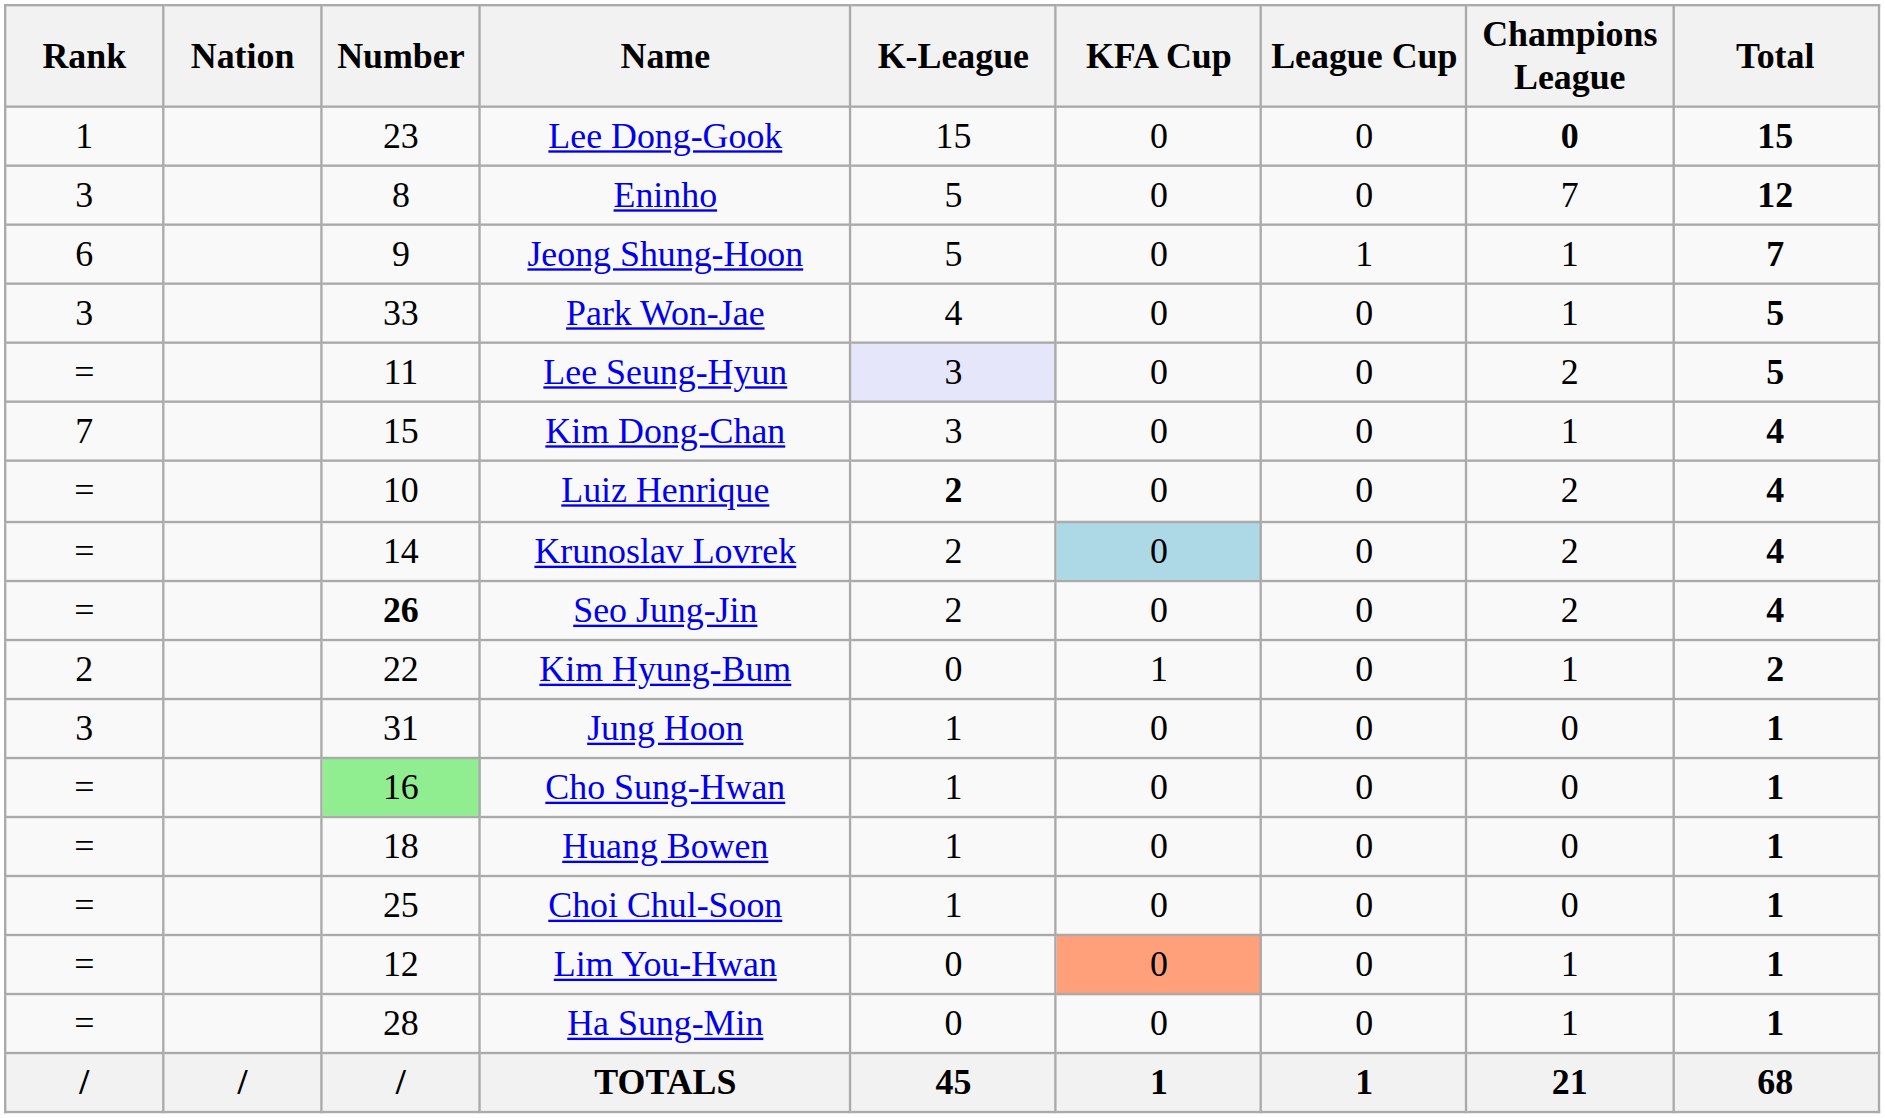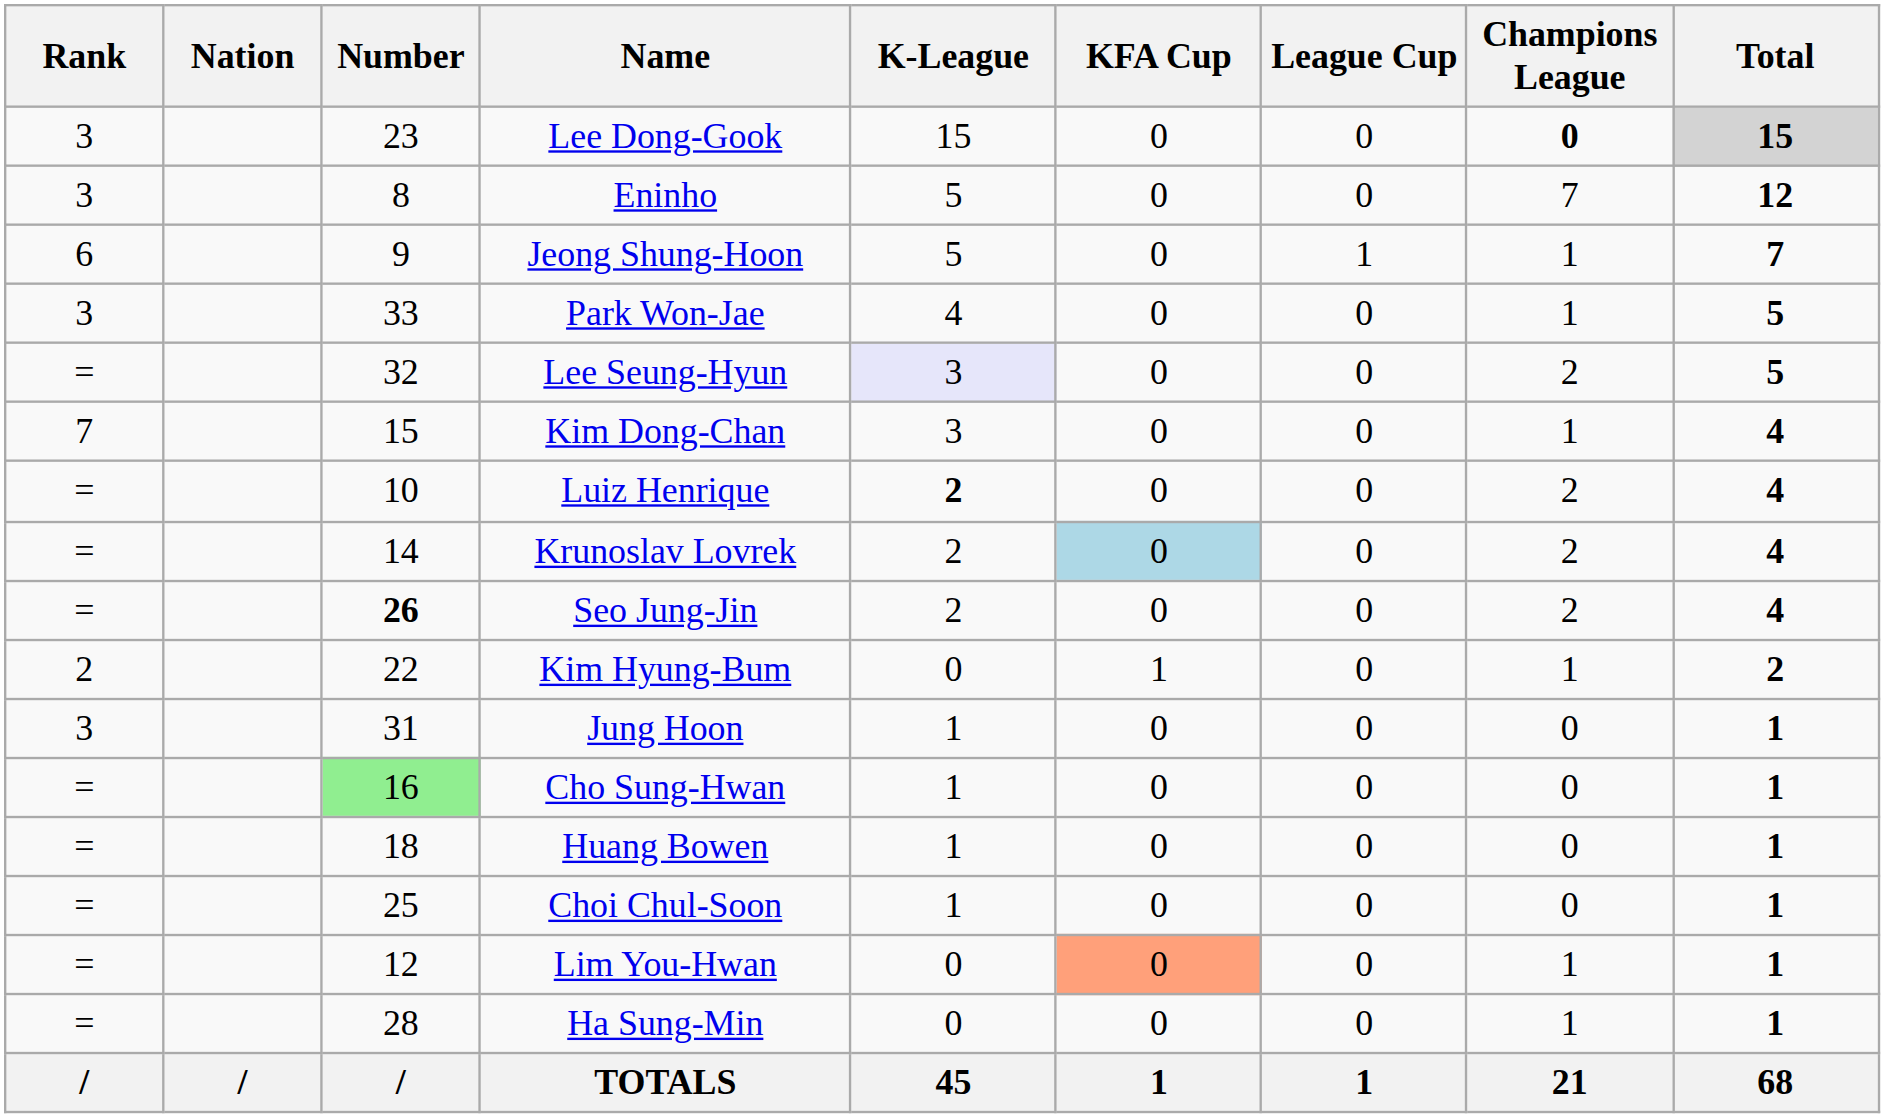(84, 135) 1 -> (84, 135) 3
(1775, 135) no background -> (1775, 135) lightgrey background
(401, 372) 11 -> (401, 372) 32
